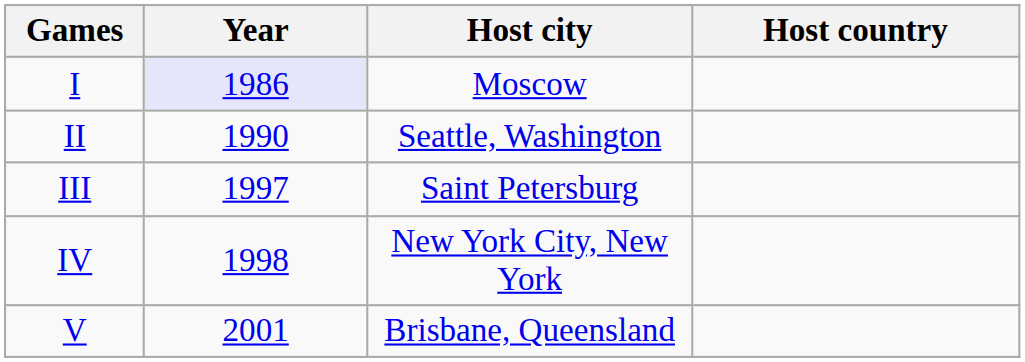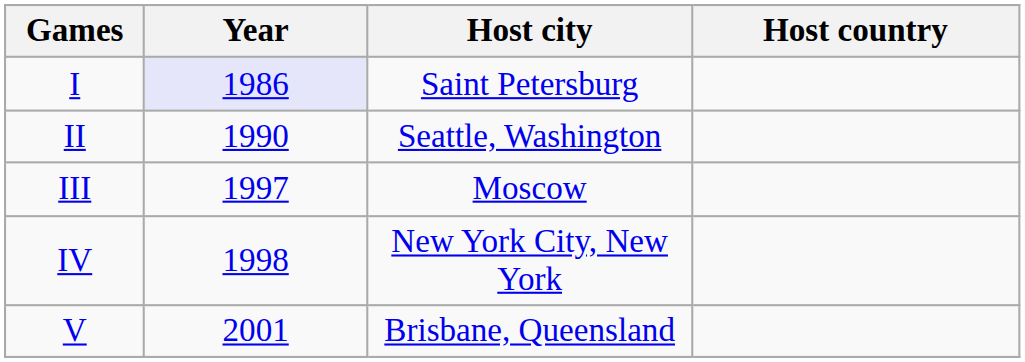(530, 83) Moscow -> (530, 83) Saint Petersburg
(530, 188) Saint Petersburg -> (530, 188) Moscow
